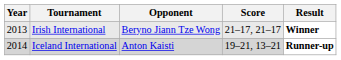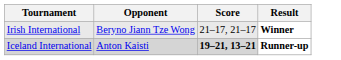- column: (17, 13)
(253, 47) normal -> (228, 47) bold
